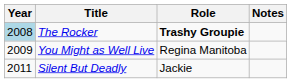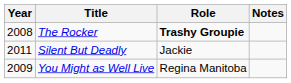(20, 31) lightblue background -> (20, 31) no background
rows swapped: (96, 50) <-> (82, 68)
